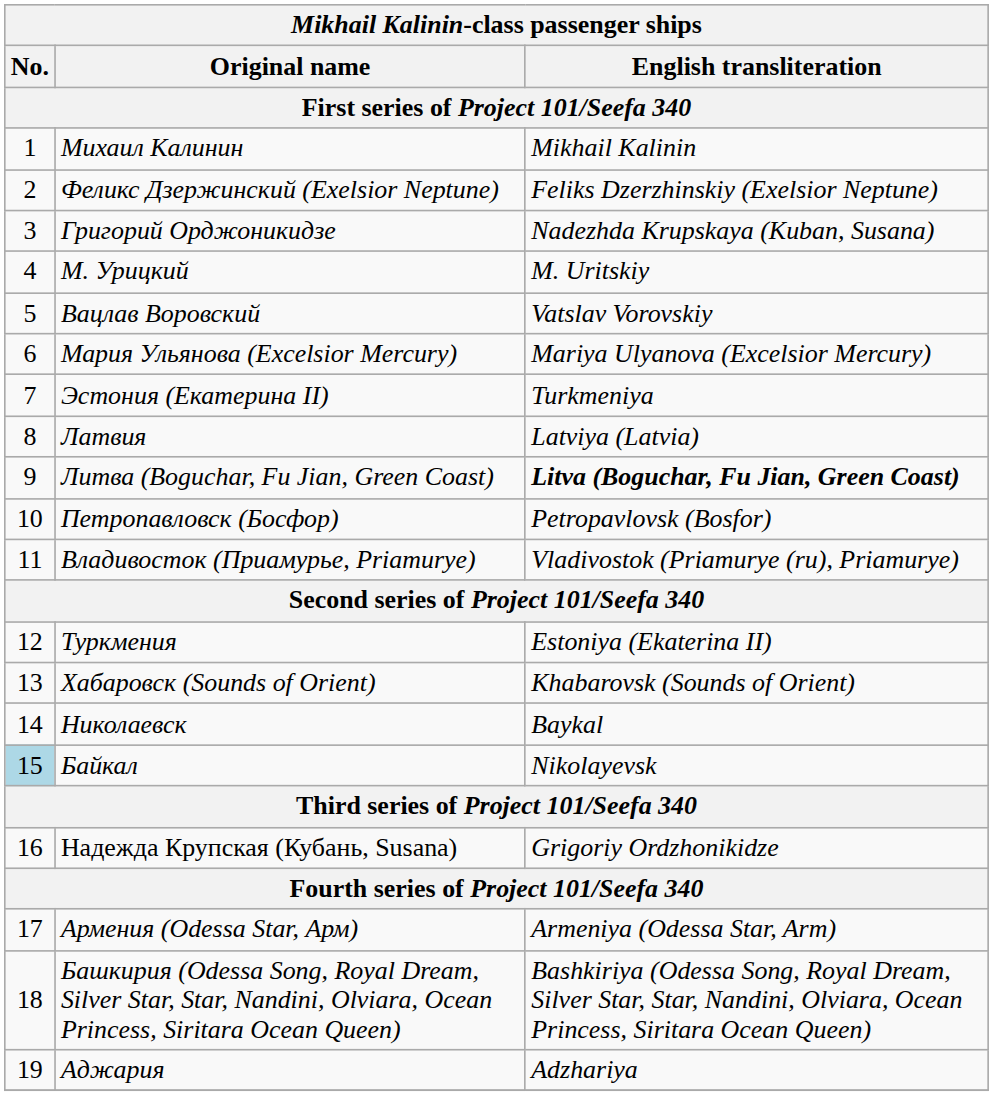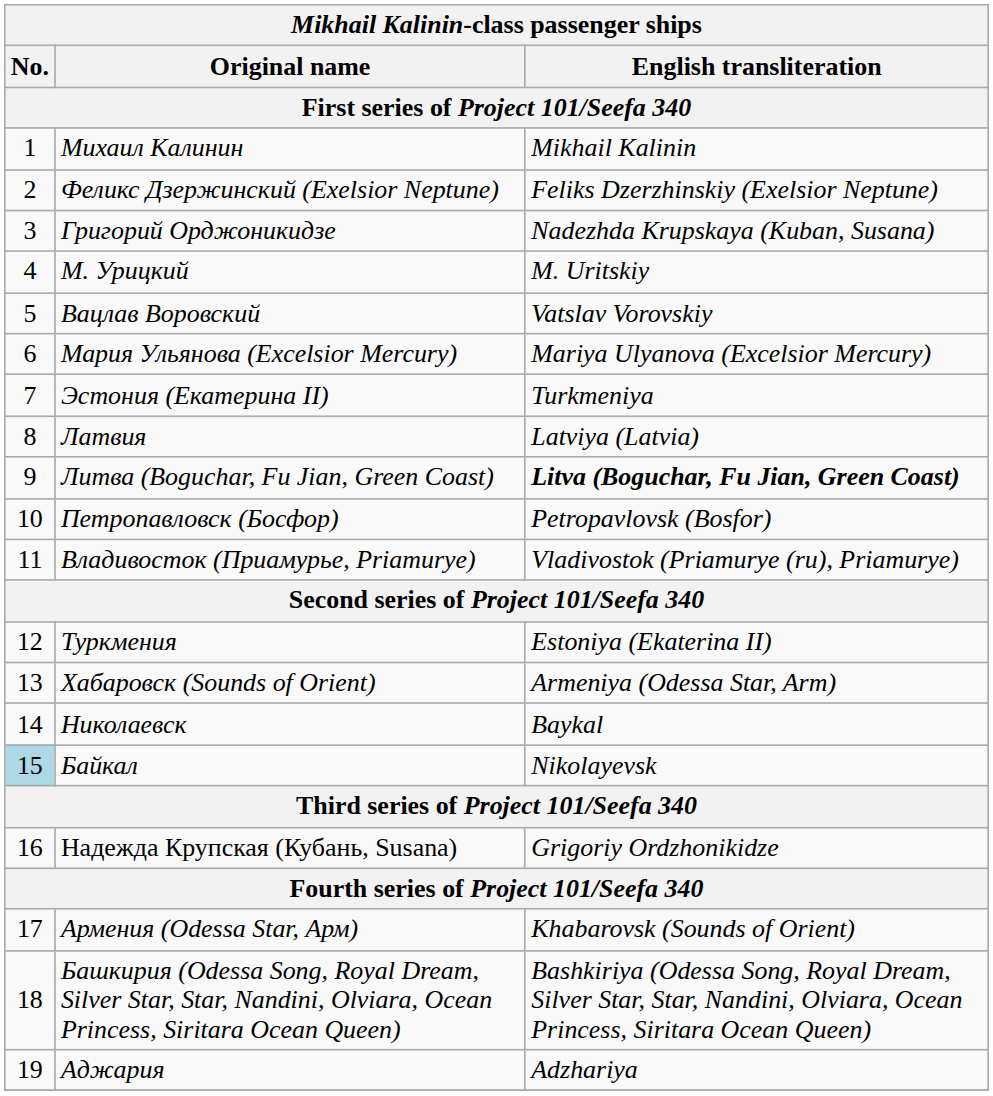(693, 682) Khabarovsk (Sounds of Orient) -> (684, 682) Armeniya (Odessa Star, Arm)
(684, 929) Armeniya (Odessa Star, Arm) -> (693, 929) Khabarovsk (Sounds of Orient)
